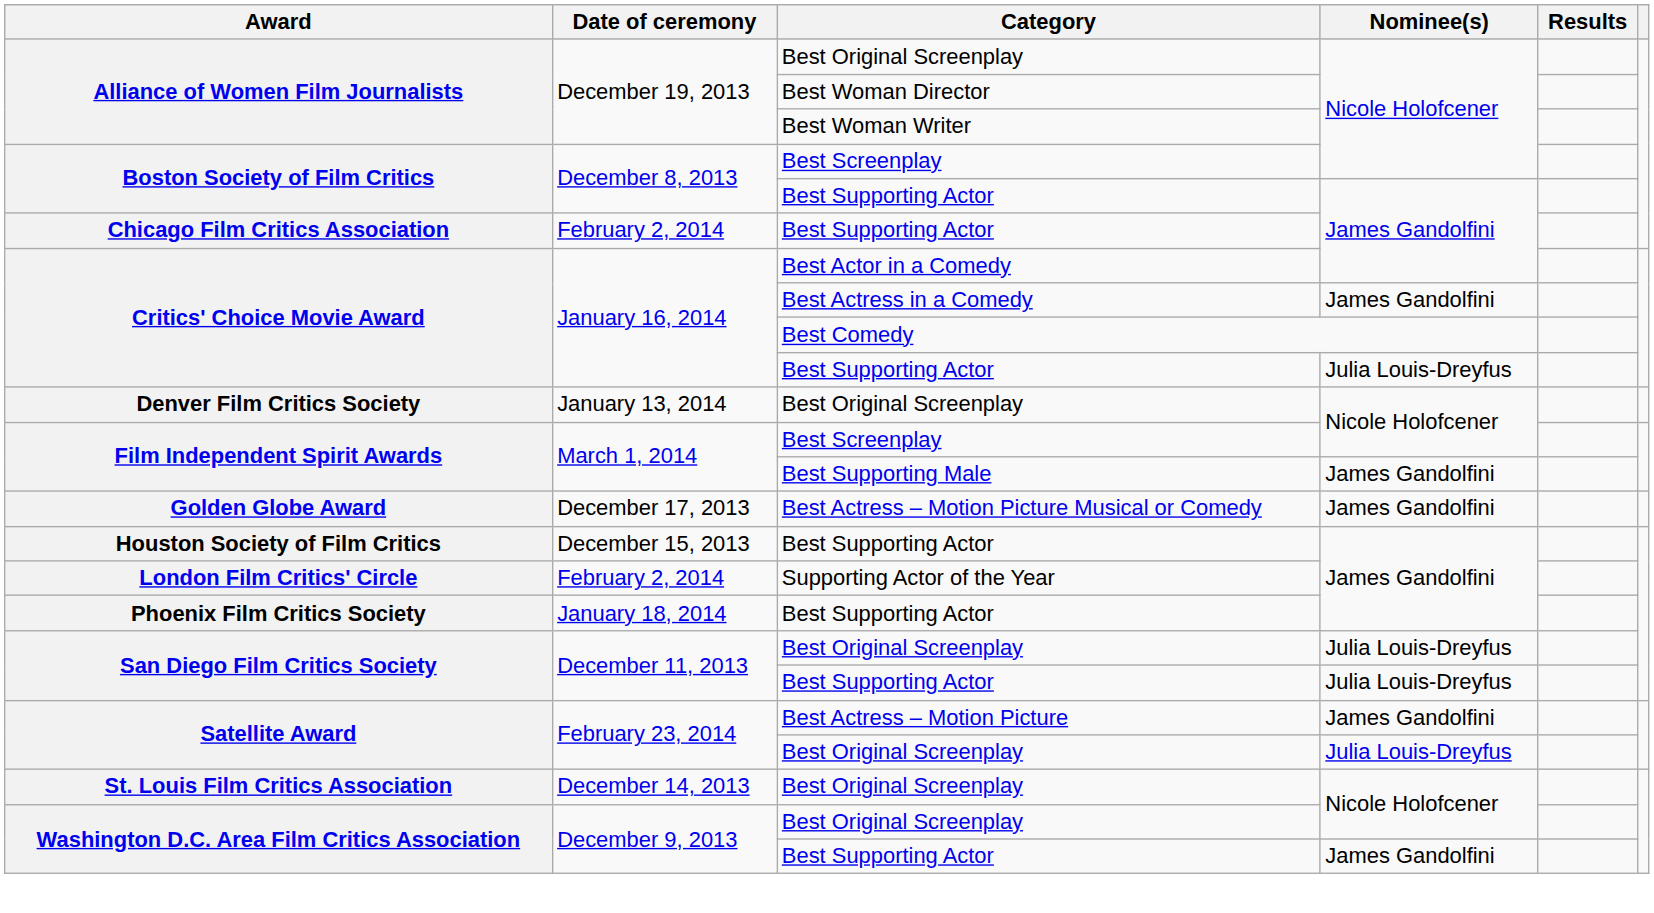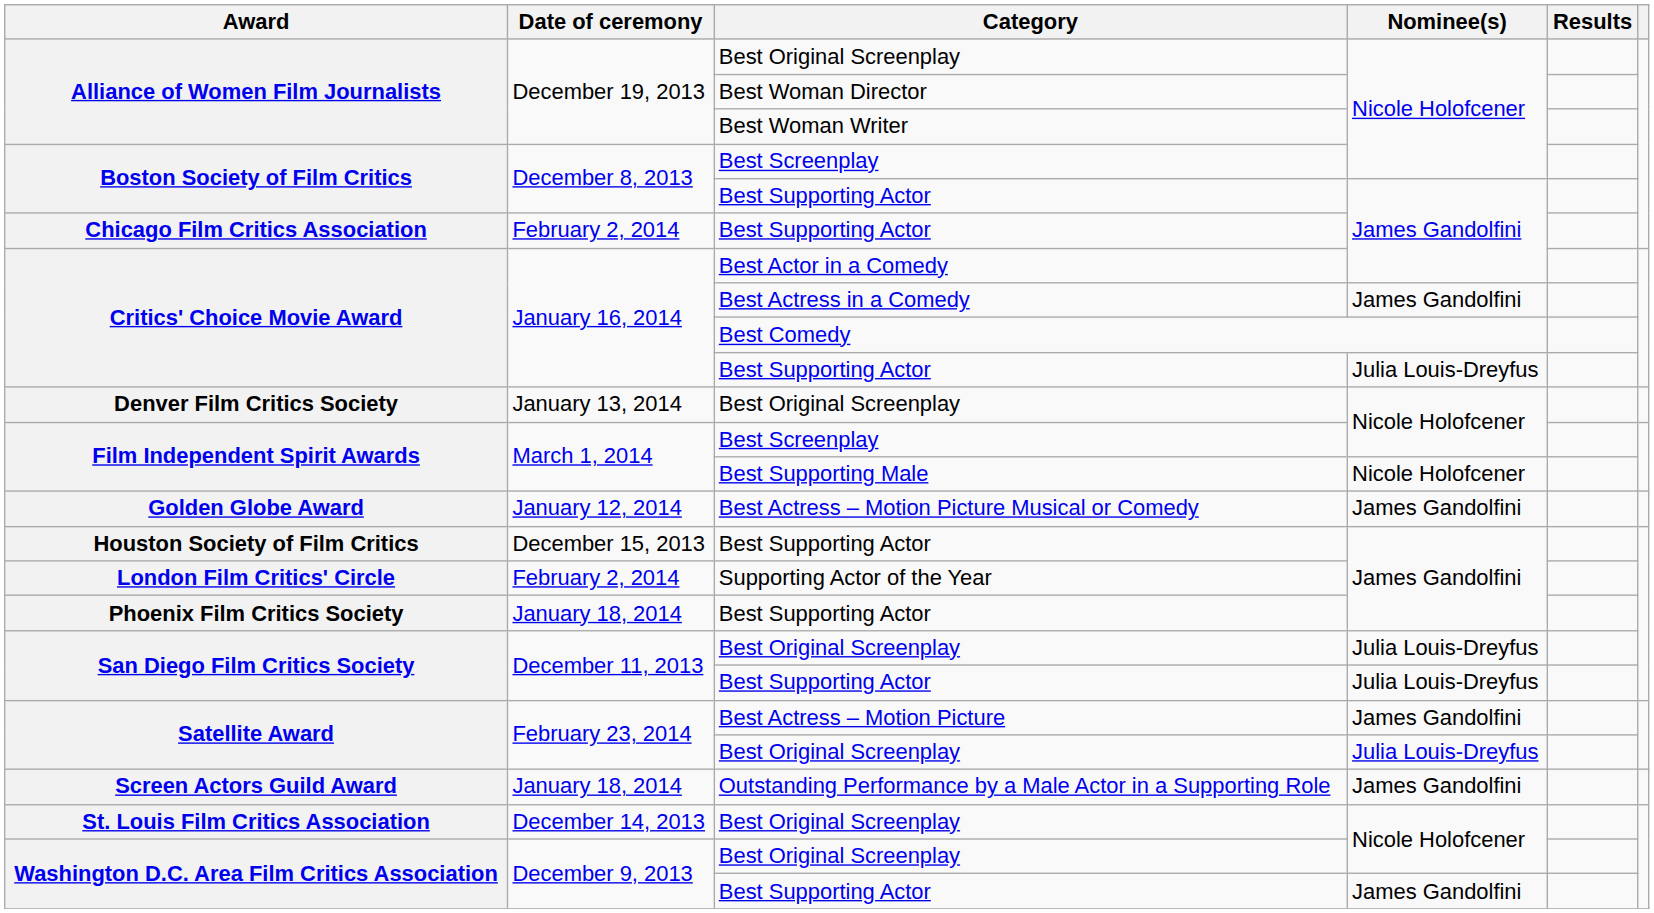(1410, 473) James Gandolfini -> (1439, 473) Nicole Holofcener
(653, 508) December 17, 2013 -> (597, 508) January 12, 2014
+ row: (256, 786)
